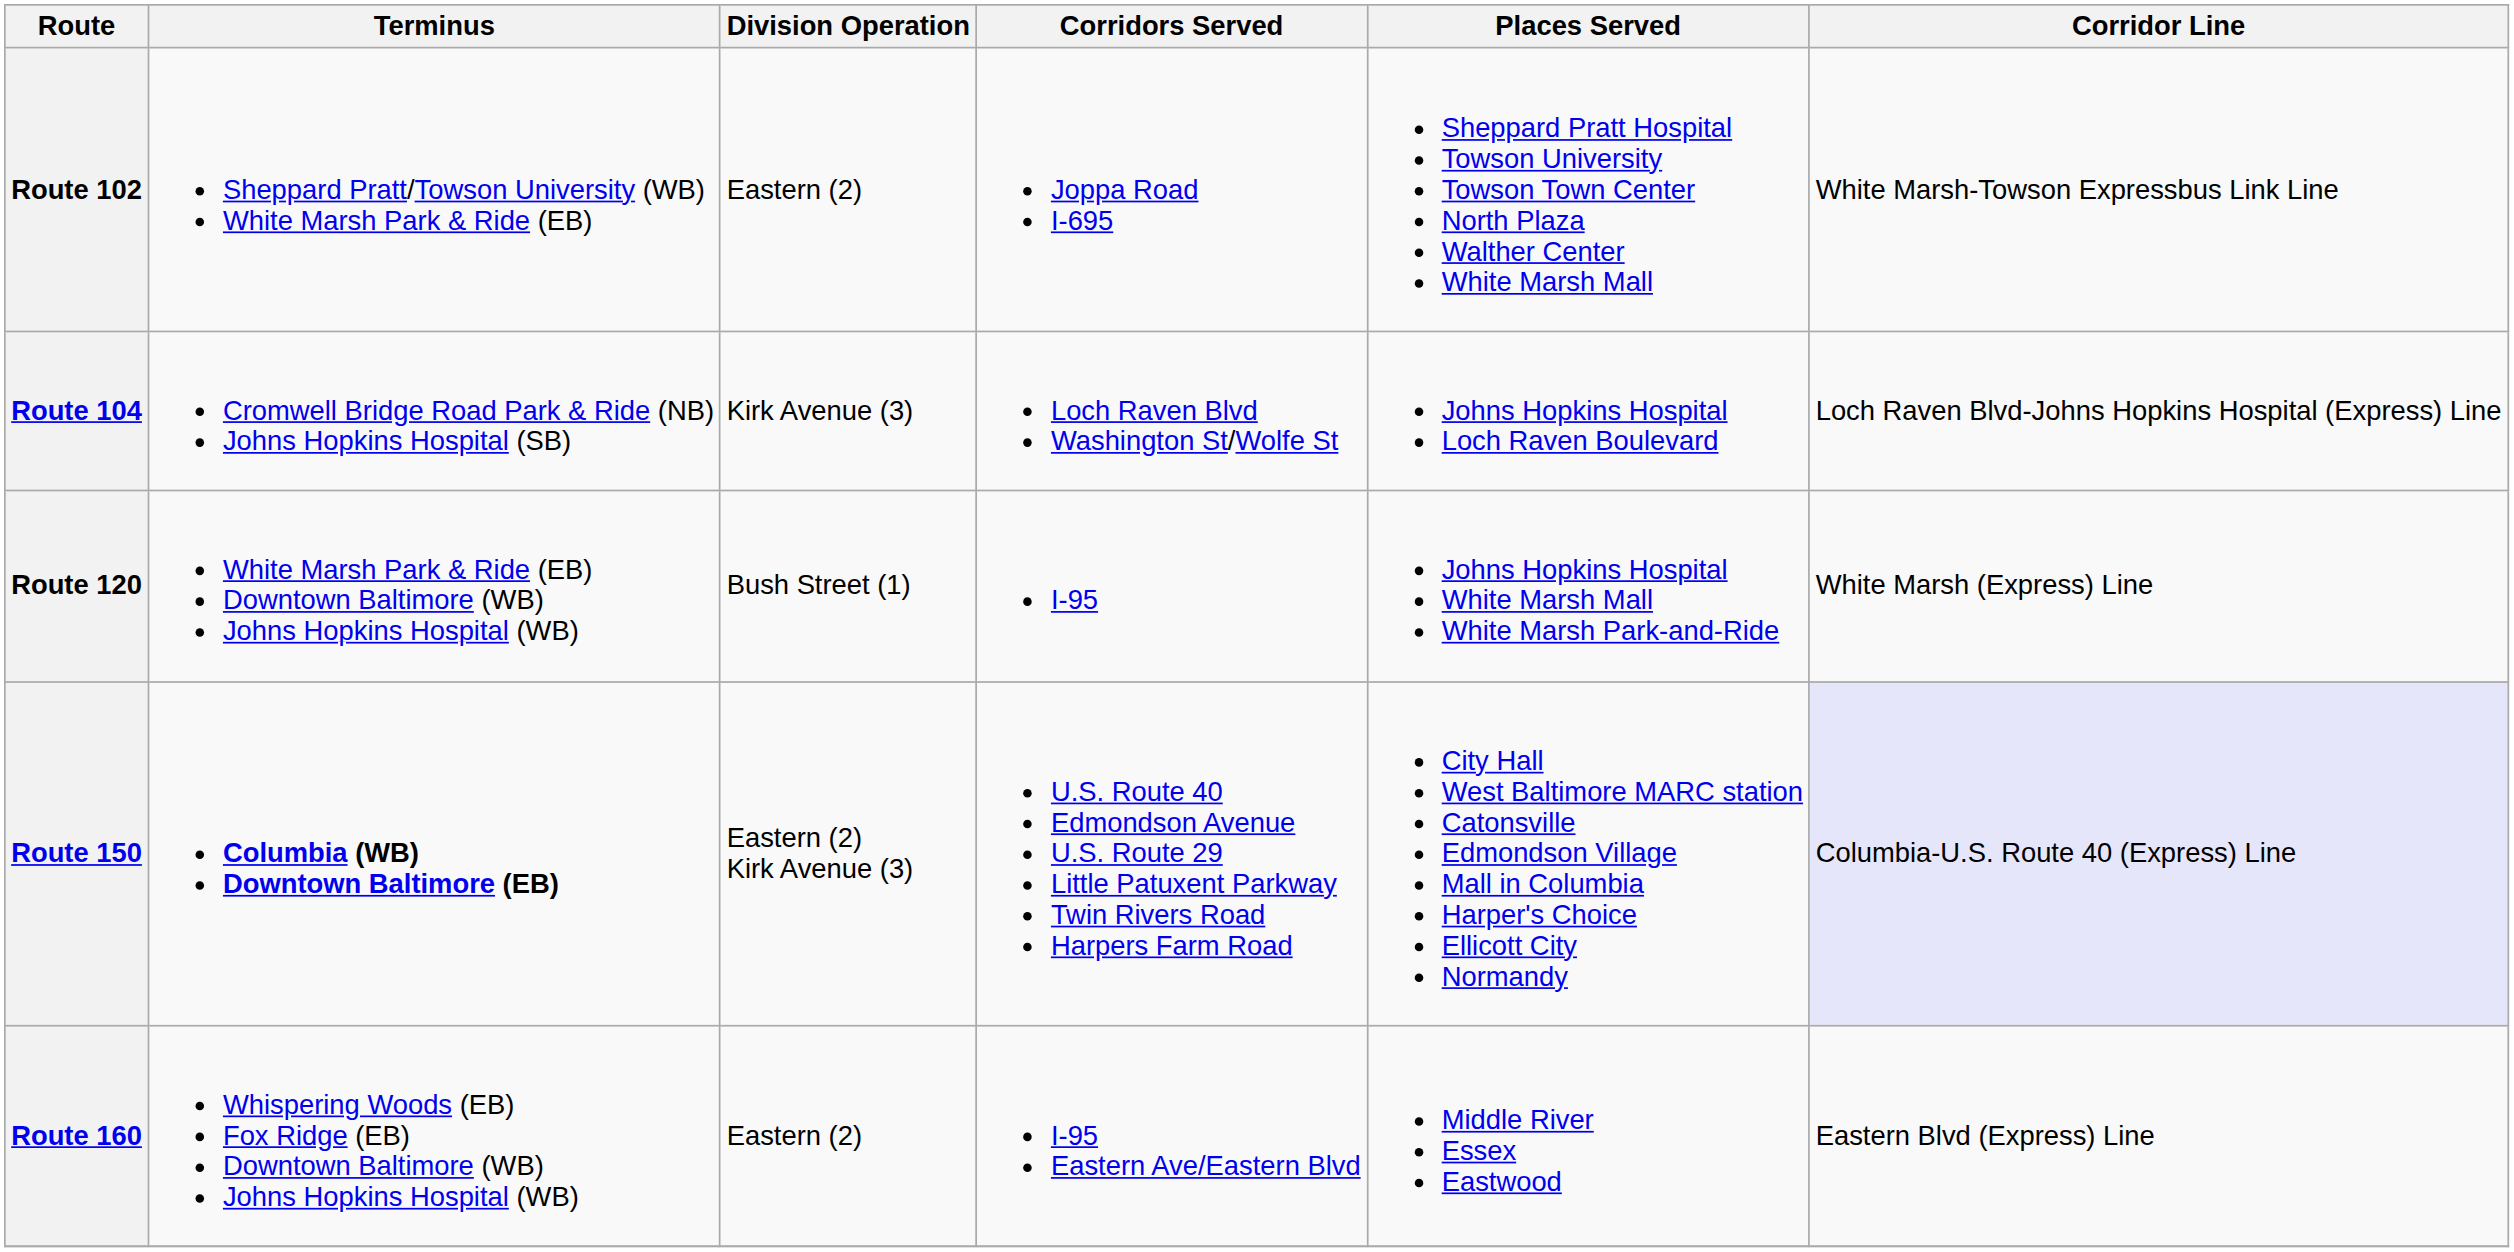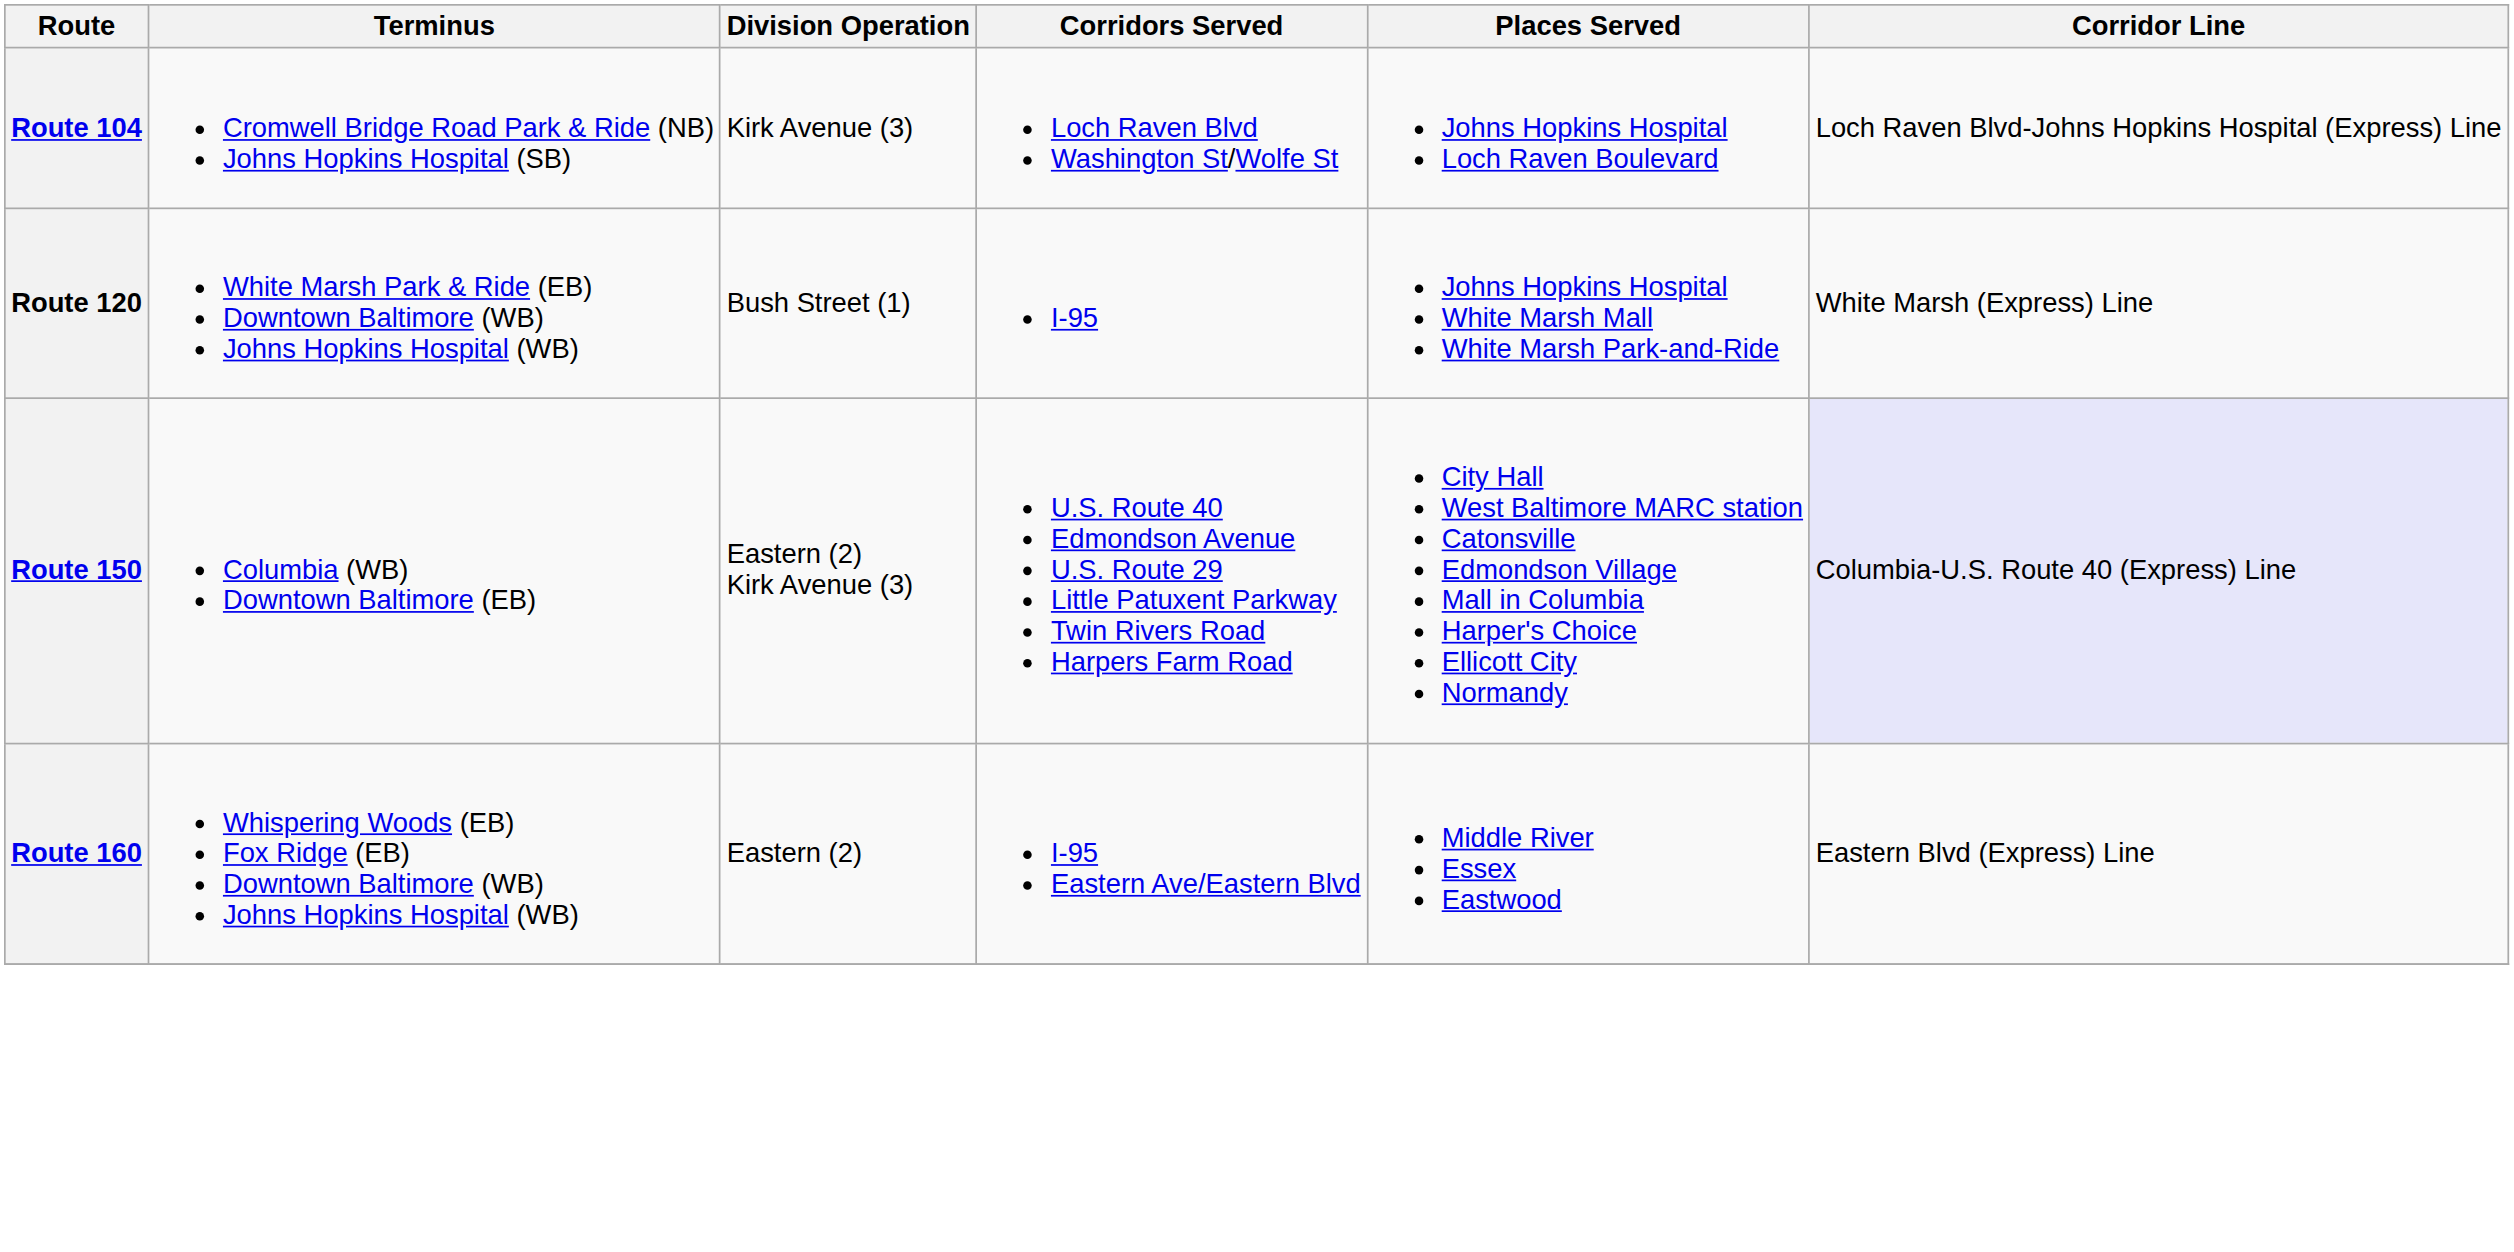- row: (77, 189)
(434, 869) bold -> (434, 586) normal
